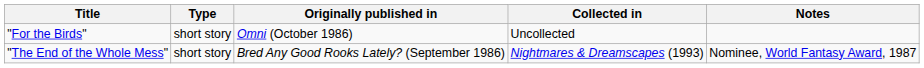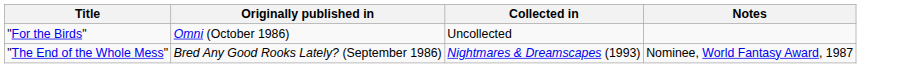- column: (202, 14)
